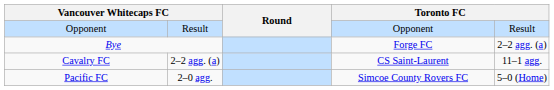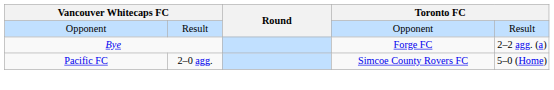- row: (86, 61)
